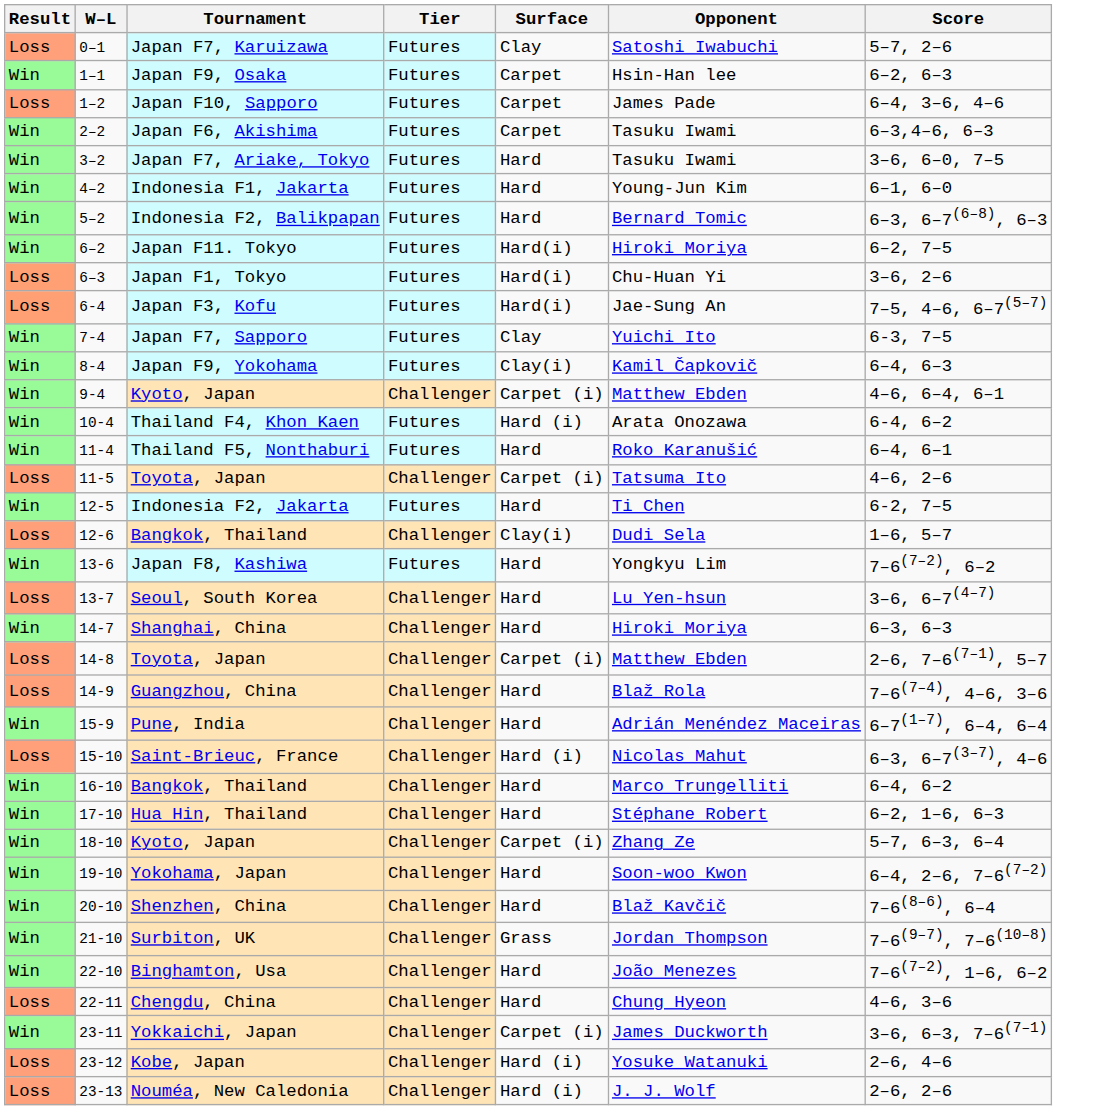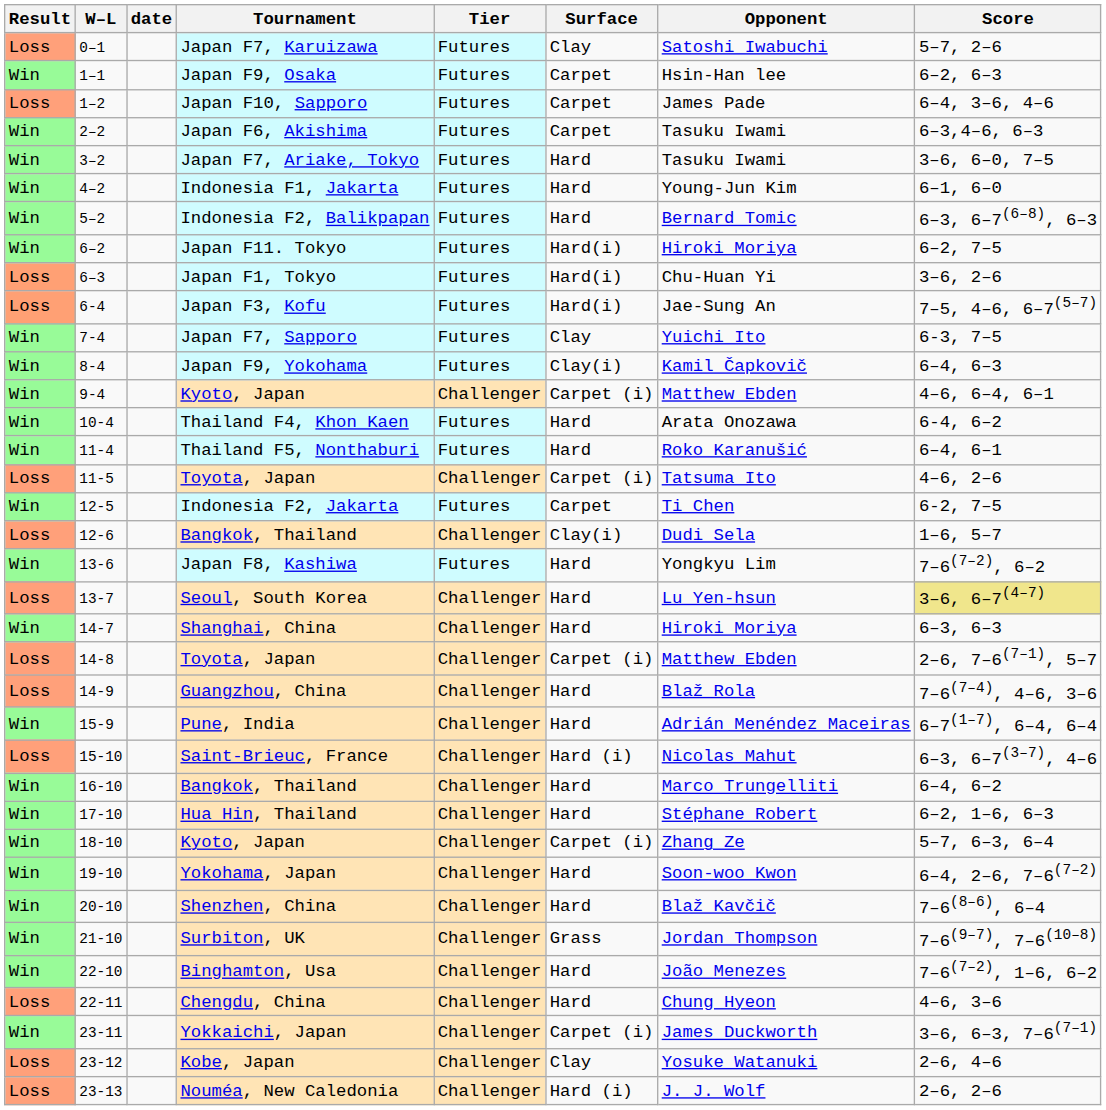+ column: (151, 19)
(541, 422) Hard (i) -> (570, 422) Hard
(521, 507) Hard -> (581, 507) Carpet
(932, 598) no background -> (982, 598) khaki background
(541, 1063) Hard (i) -> (570, 1063) Clay
